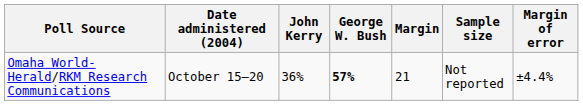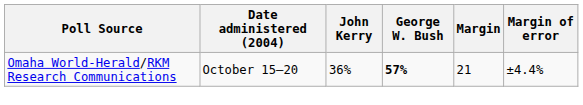- column: (478, 29)
